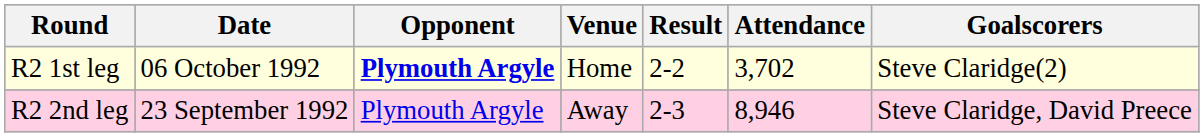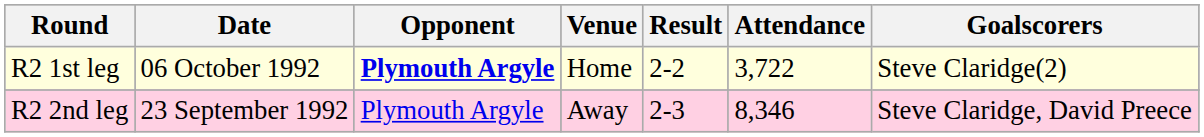(764, 68) 3,702 -> (764, 68) 3,722
(764, 110) 8,946 -> (764, 110) 8,346
